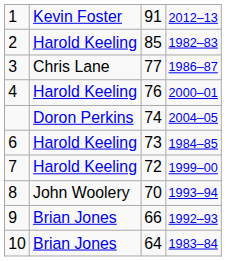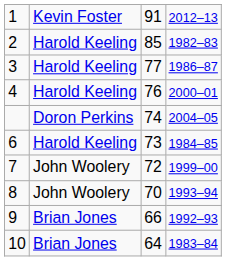(71, 67) Chris Lane -> (85, 67) Harold Keeling
(85, 167) Harold Keeling -> (81, 167) John Woolery
